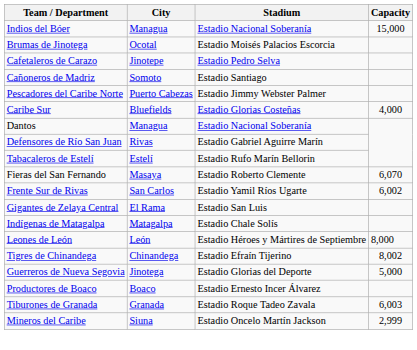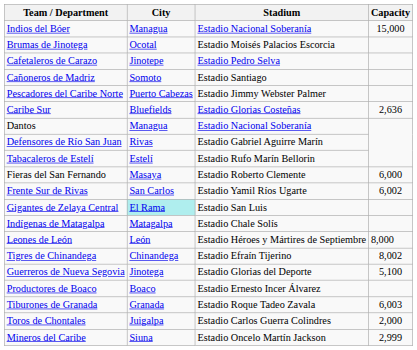(390, 110) 4,000 -> (390, 110) 2,636
(390, 175) 6,070 -> (390, 175) 6,000
(147, 207) no background -> (147, 207) paleturquoise background
(390, 272) 5,000 -> (390, 272) 5,100
+ row: (46, 321)
